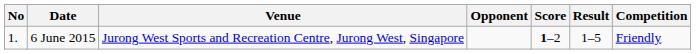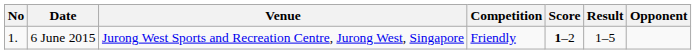columns swapped: (499, 15) <-> (652, 15)
